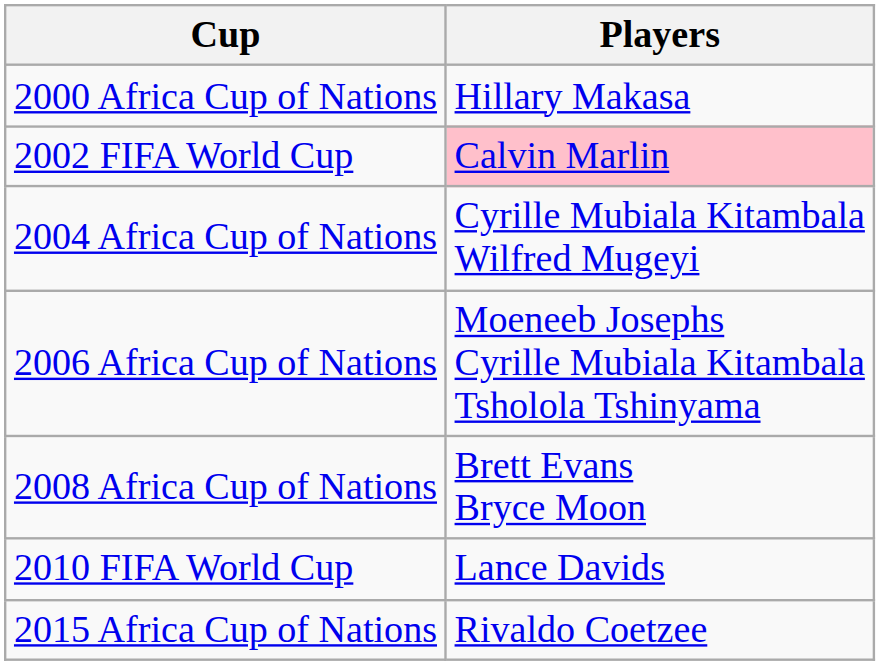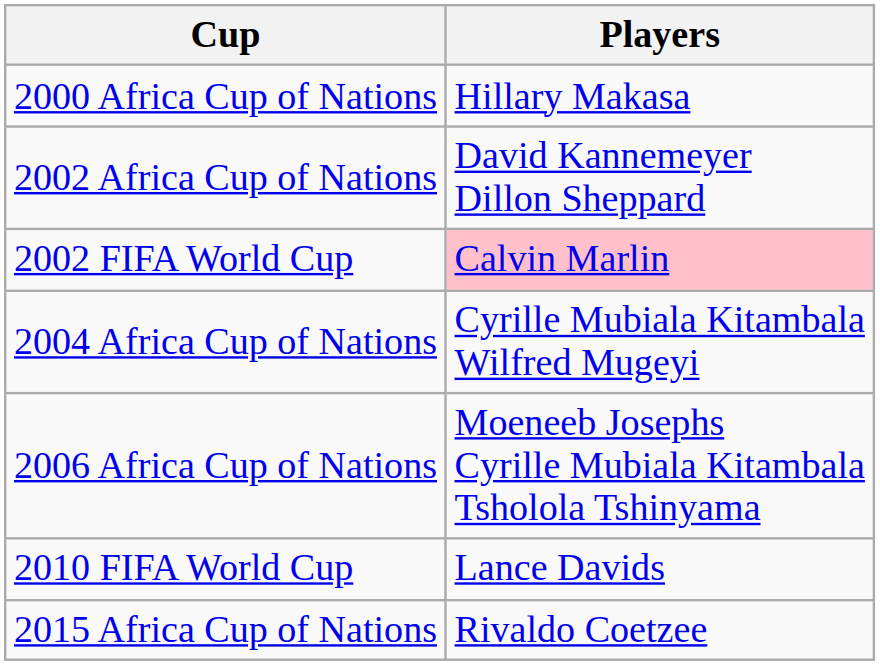+ row: (225, 176)
- row: (225, 486)
